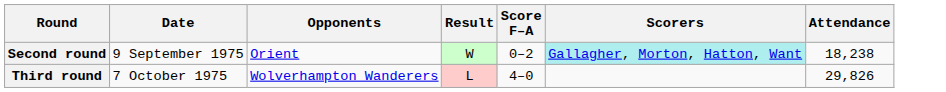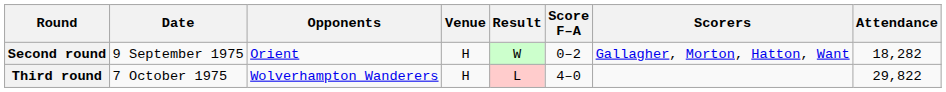+ column: (466, 24)
(675, 54) paleturquoise background -> (723, 54) no background
(850, 54) 18,238 -> (897, 54) 18,282
(850, 76) 29,826 -> (897, 76) 29,822
